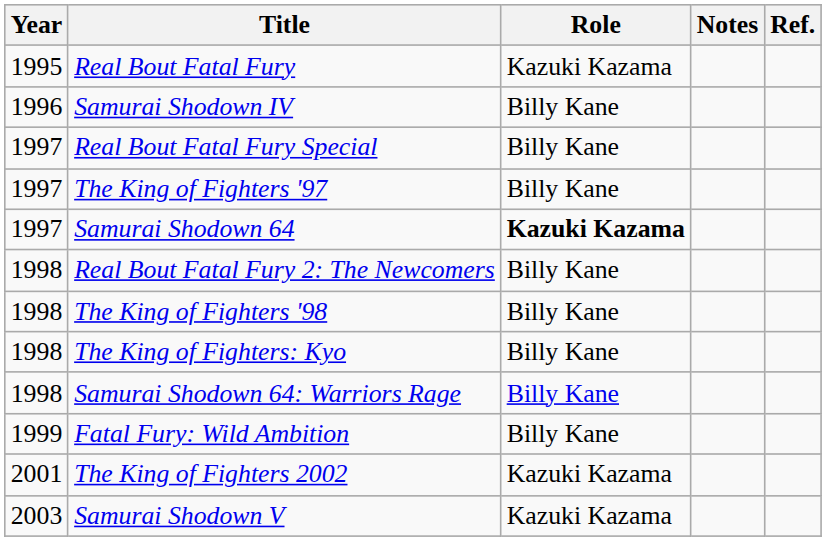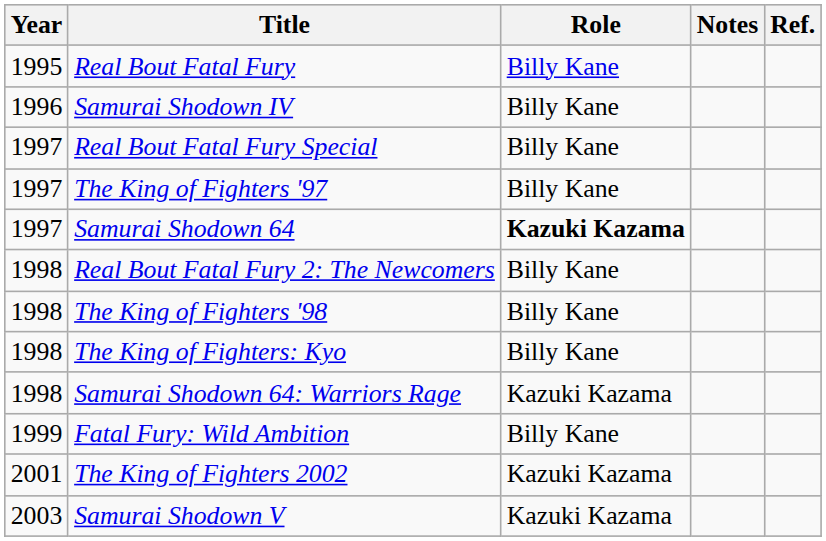(589, 65) Kazuki Kazama -> (563, 65) Billy Kane
(563, 392) Billy Kane -> (589, 392) Kazuki Kazama
